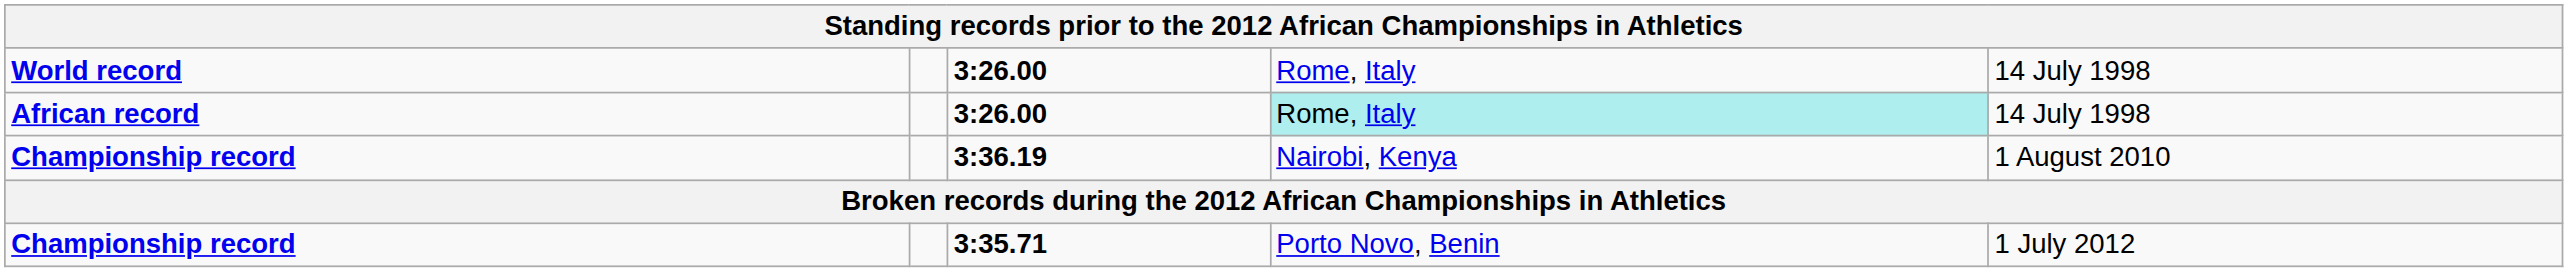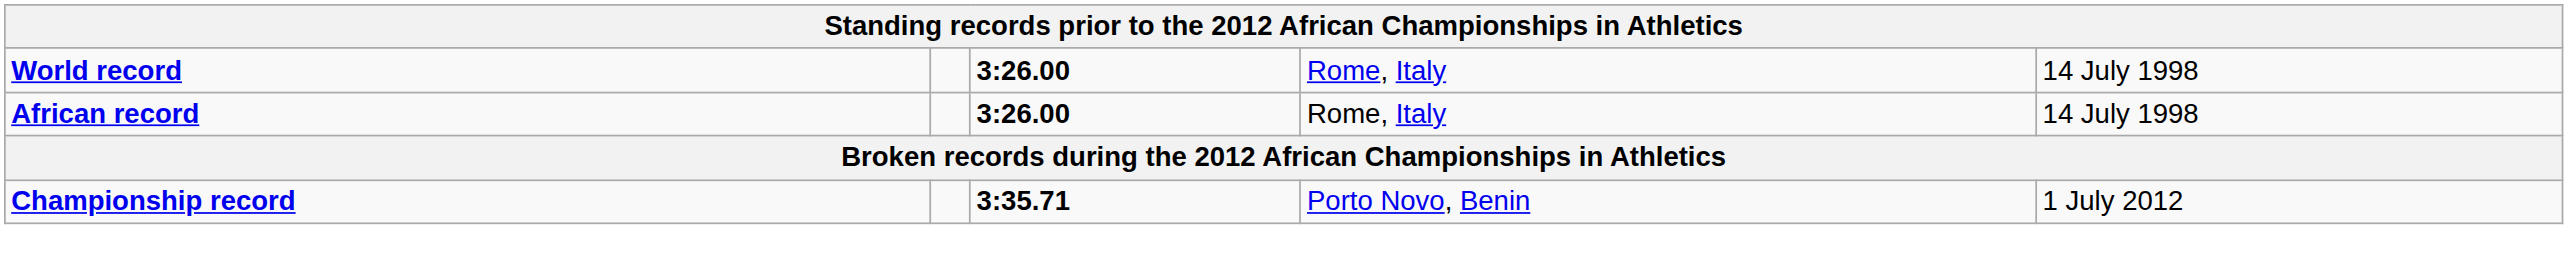(1346, 113) paleturquoise background -> (1377, 113) no background
- row: (153, 157)
